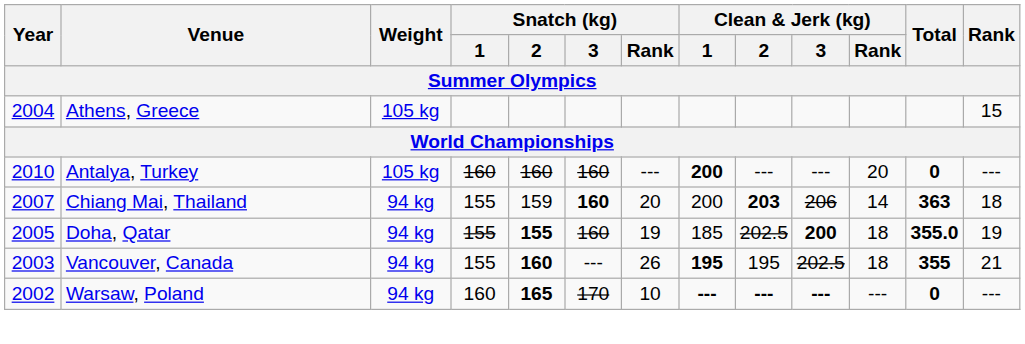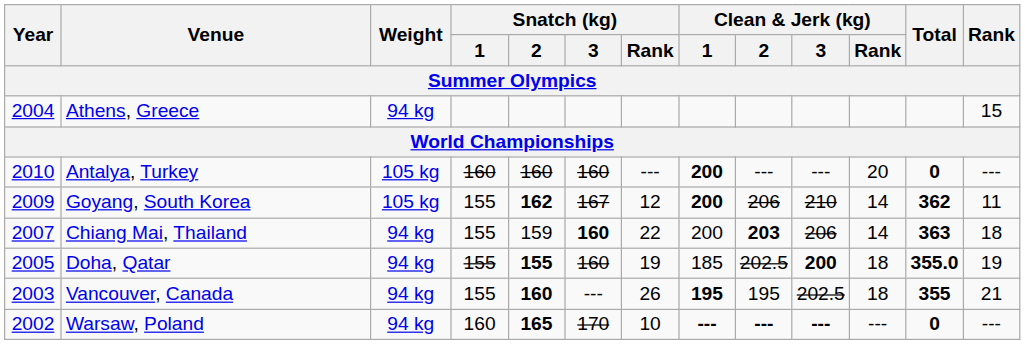(411, 111) 105 kg -> (411, 111) 94 kg
+ row: (158, 202)
(650, 202) 20 -> (650, 232) 22
